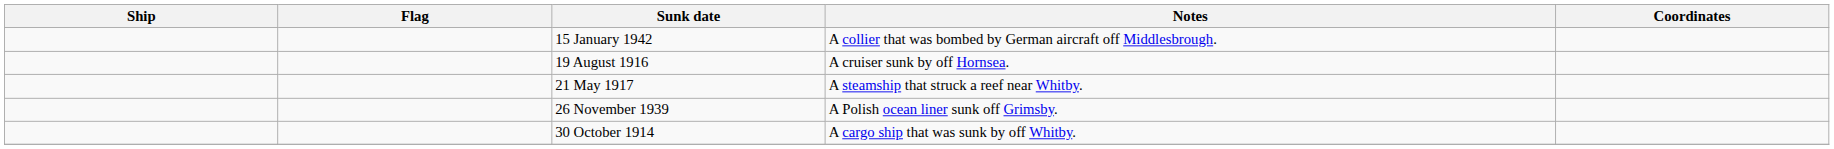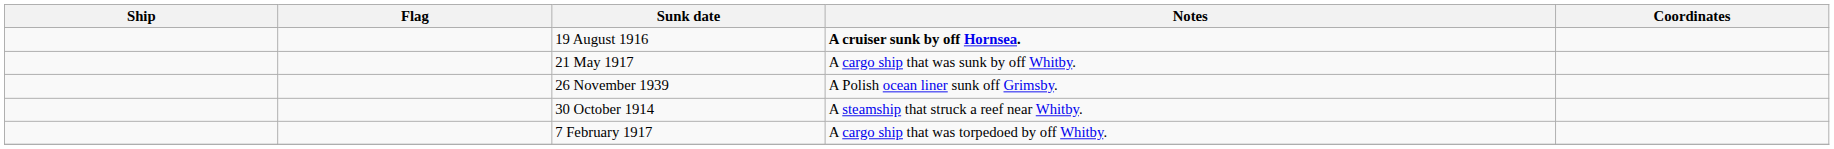- row: (604, 39)
(919, 62) normal -> (925, 39) bold
(956, 86) A steamship that struck a reef near Whitby. -> (952, 62) A cargo ship that was sunk by off Whitby.
(952, 132) A cargo ship that was sunk by off Whitby. -> (956, 109) A steamship that struck a reef near Whitby.
+ row: (604, 132)
